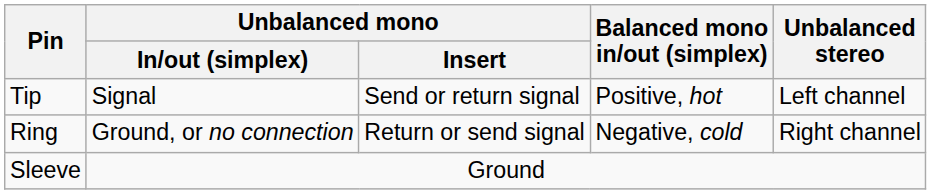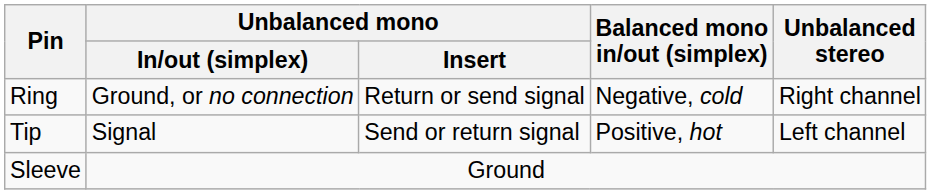rows swapped: (26, 96) <-> (34, 133)
